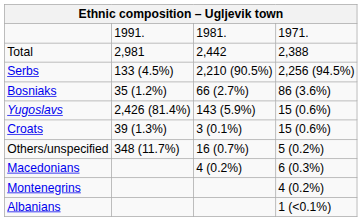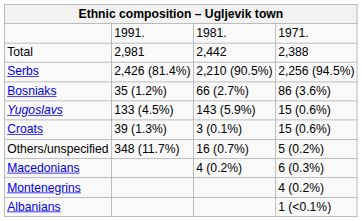(144, 71) 133 (4.5%) -> (152, 71) 2,426 (81.4%)
(152, 110) 2,426 (81.4%) -> (144, 110) 133 (4.5%)
